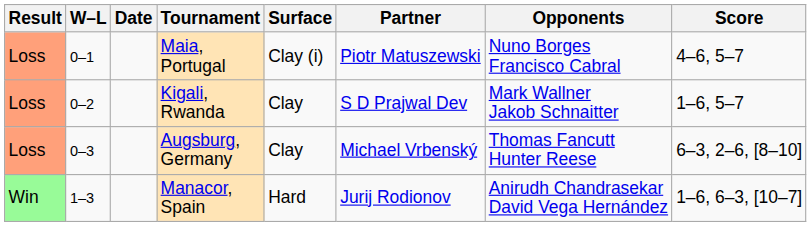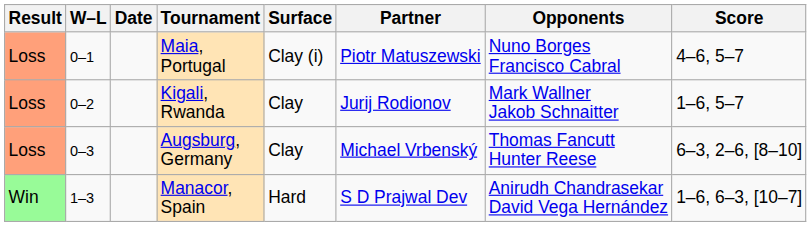(404, 103) S D Prajwal Dev -> (395, 103) Jurij Rodionov
(395, 197) Jurij Rodionov -> (404, 197) S D Prajwal Dev
